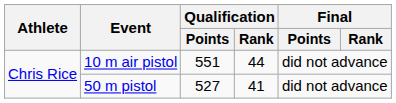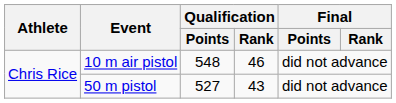(207, 63) 551 -> (207, 63) 548
(256, 63) 44 -> (256, 63) 46
(256, 86) 41 -> (256, 86) 43
